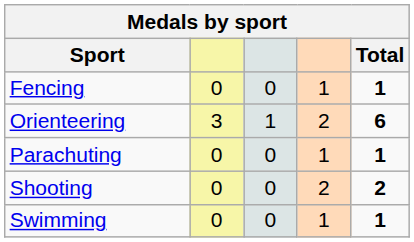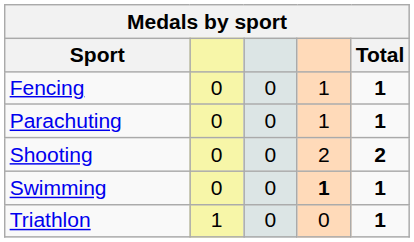- row: (67, 121)
(324, 221) normal -> (324, 188) bold
+ row: (50, 221)
